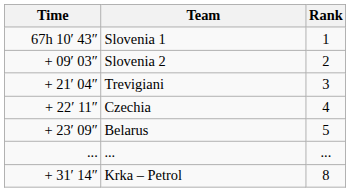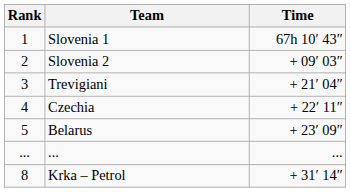columns swapped: (326, 15) <-> (53, 15)
